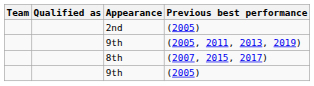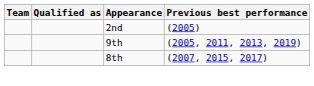- row: (114, 73)
